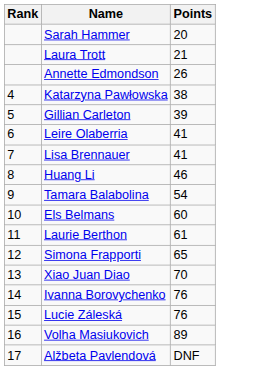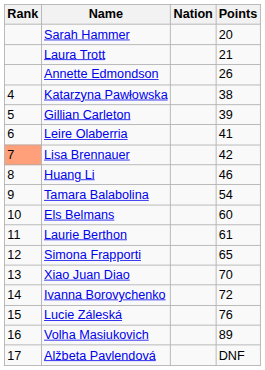+ column: (193, 14)
(11, 154) no background -> (11, 154) lightsalmon background
(181, 154) 41 -> (226, 154) 42
(181, 295) 76 -> (226, 295) 72
